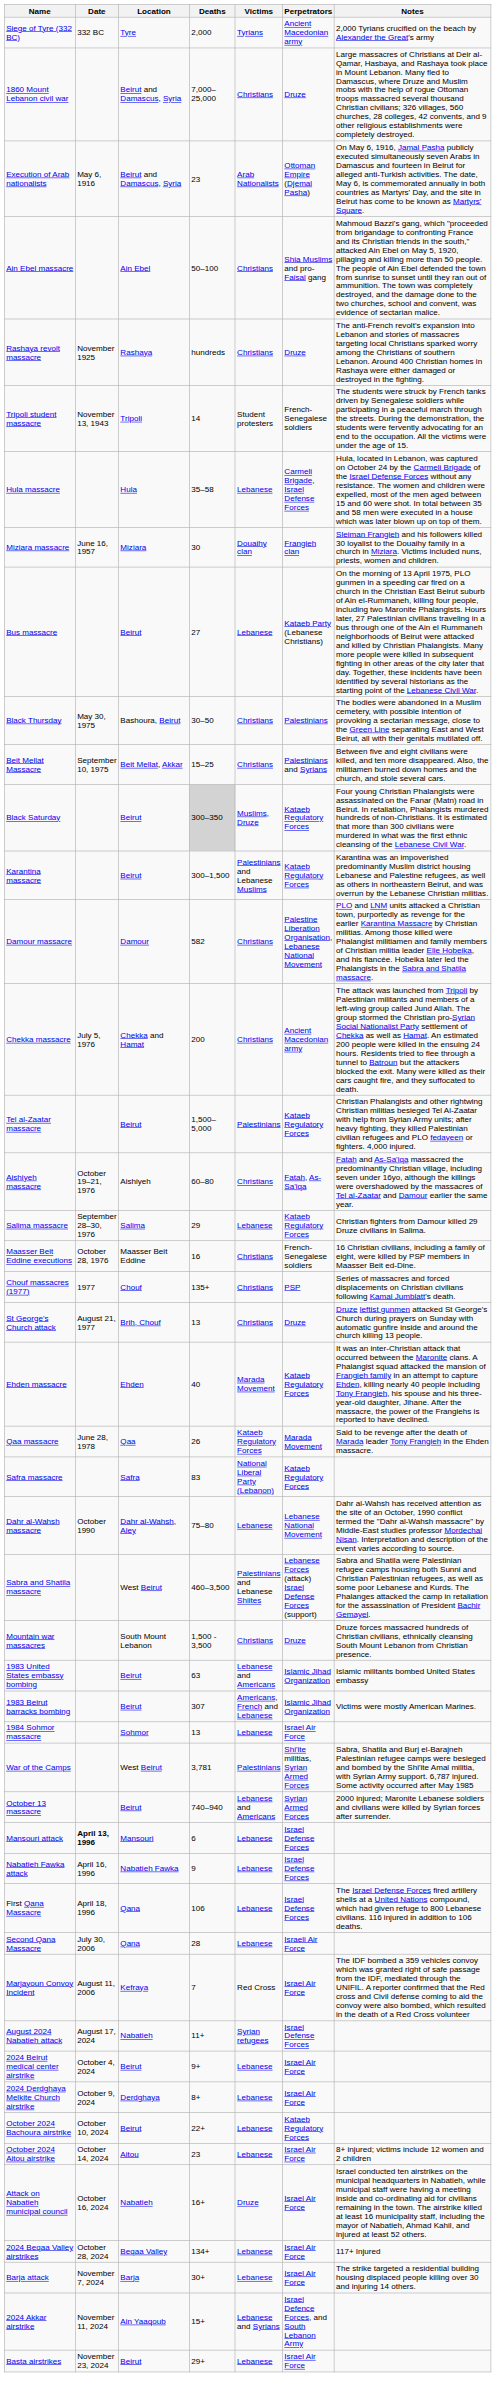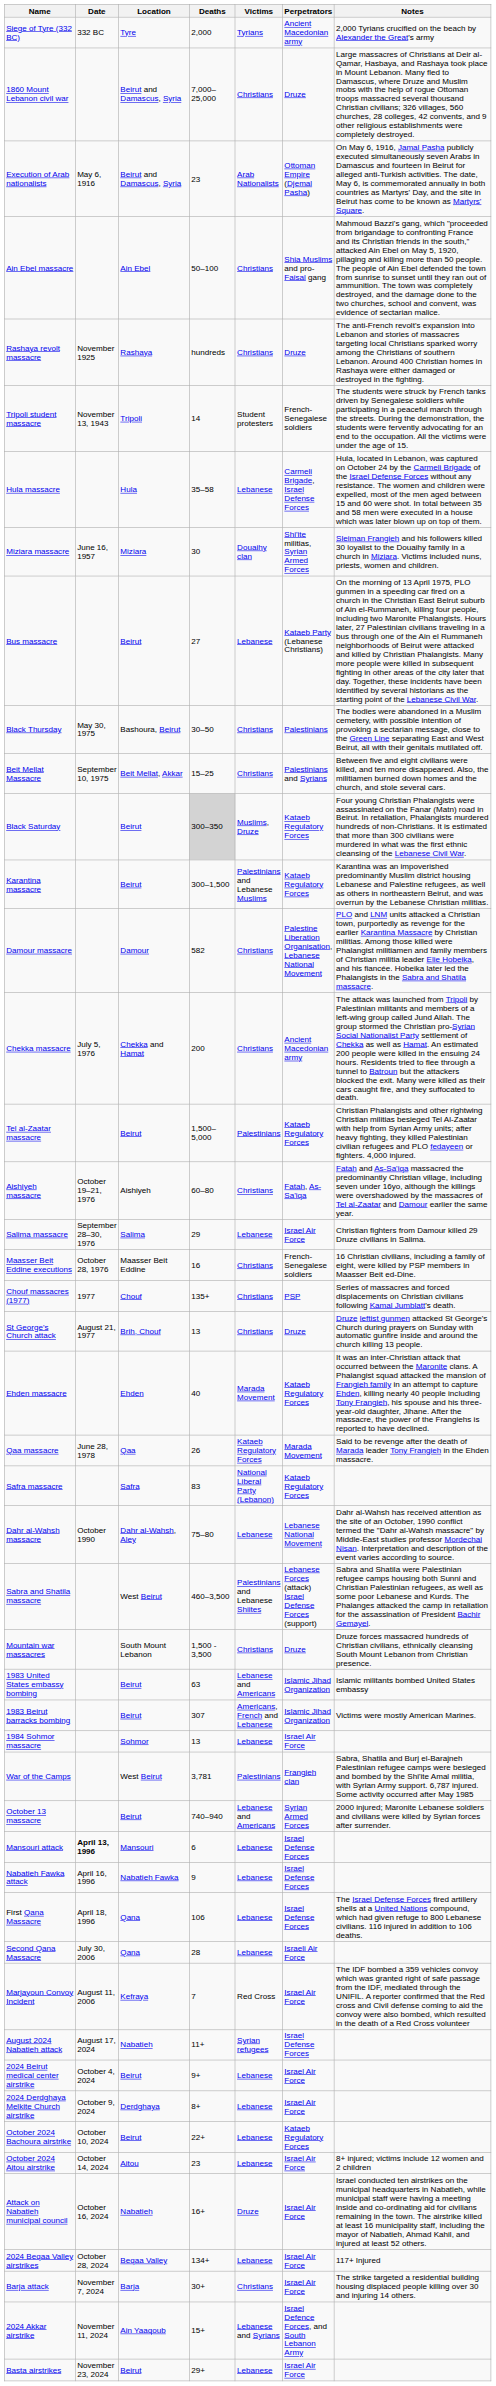(300, 548) Frangieh clan -> (298, 552) Shi'ite militias, Syrian Armed Forces
(304, 1226) Kataeb Regulatory Forces -> (300, 1235) Israel Air Force
(298, 1768) Shi'ite militias, Syrian Armed Forces -> (300, 1777) Frangieh clan
(255, 2278) Lebanese -> (255, 2287) Christians
